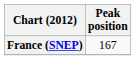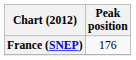(108, 45) 167 -> (108, 45) 176
